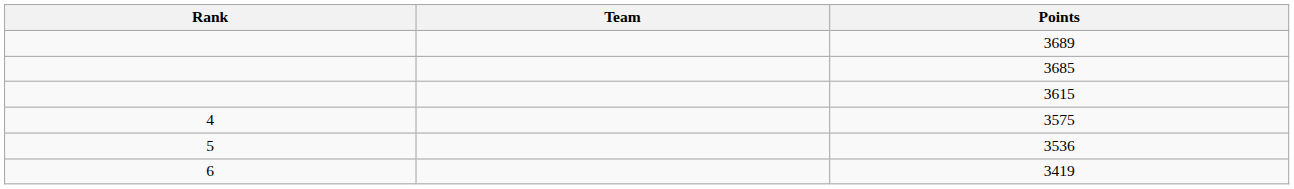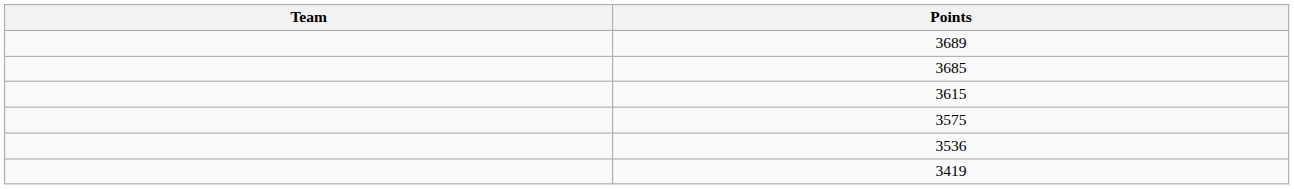- column: (210, 17)
